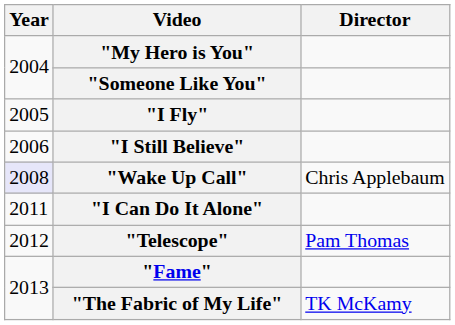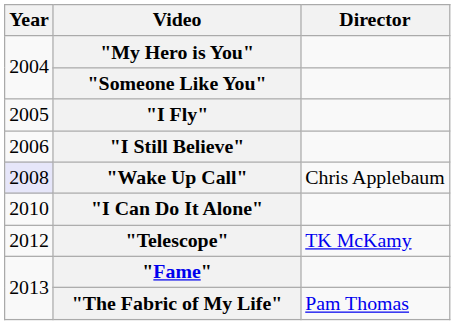(29, 209) 2011 -> (29, 209) 2010
(357, 240) Pam Thomas -> (358, 240) TK McKamy
(358, 303) TK McKamy -> (357, 303) Pam Thomas
